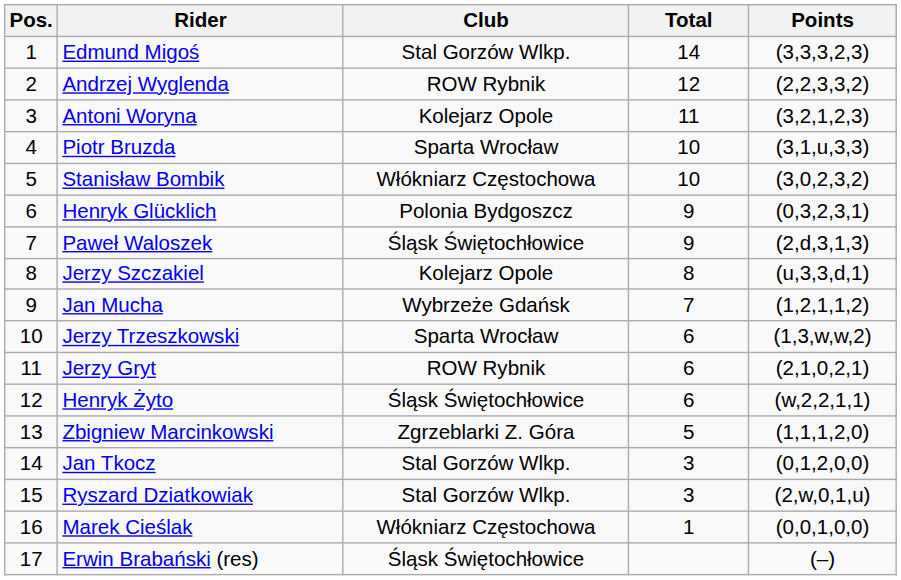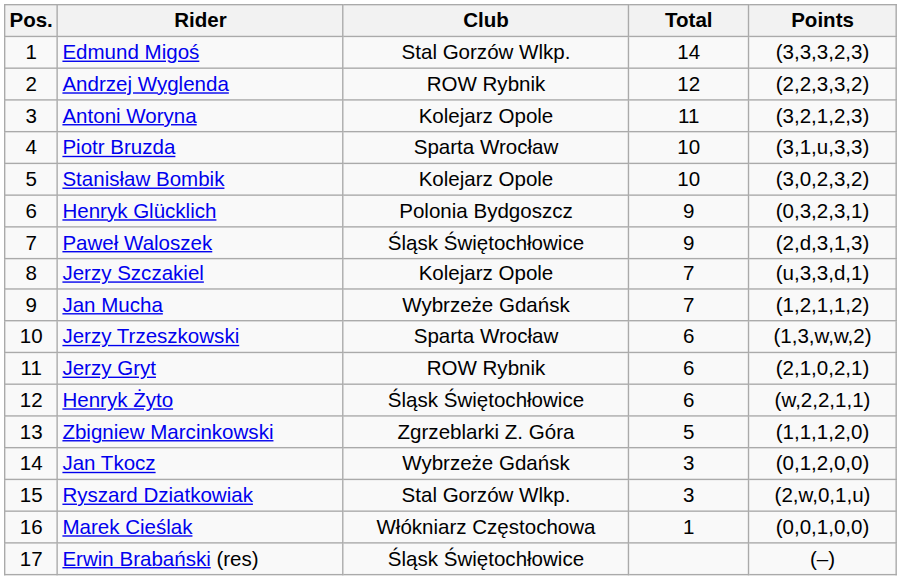(486, 179) Włókniarz Częstochowa -> (486, 179) Kolejarz Opole
(689, 274) 8 -> (689, 274) 7
(486, 464) Stal Gorzów Wlkp. -> (486, 464) Wybrzeże Gdańsk
